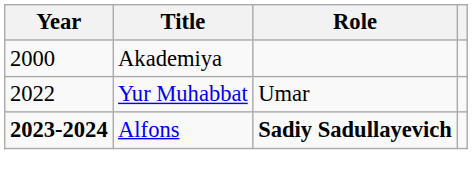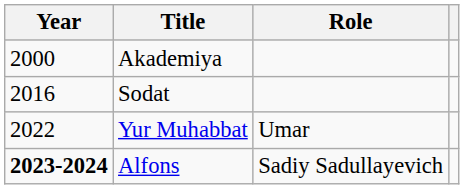+ row: (144, 93)
(355, 129) bold -> (351, 165) normal
